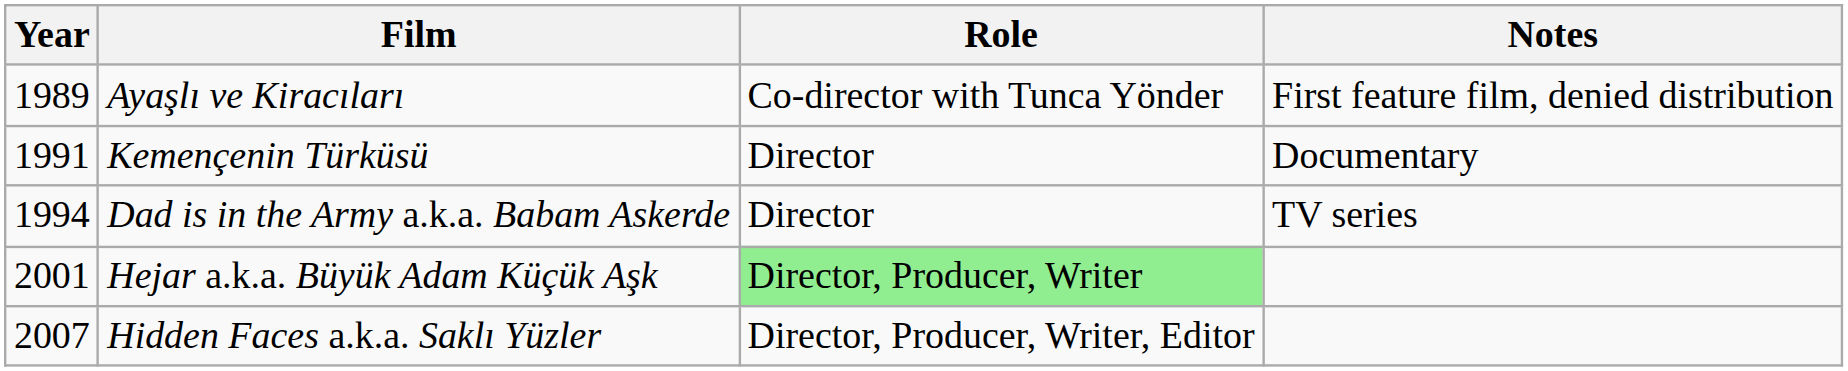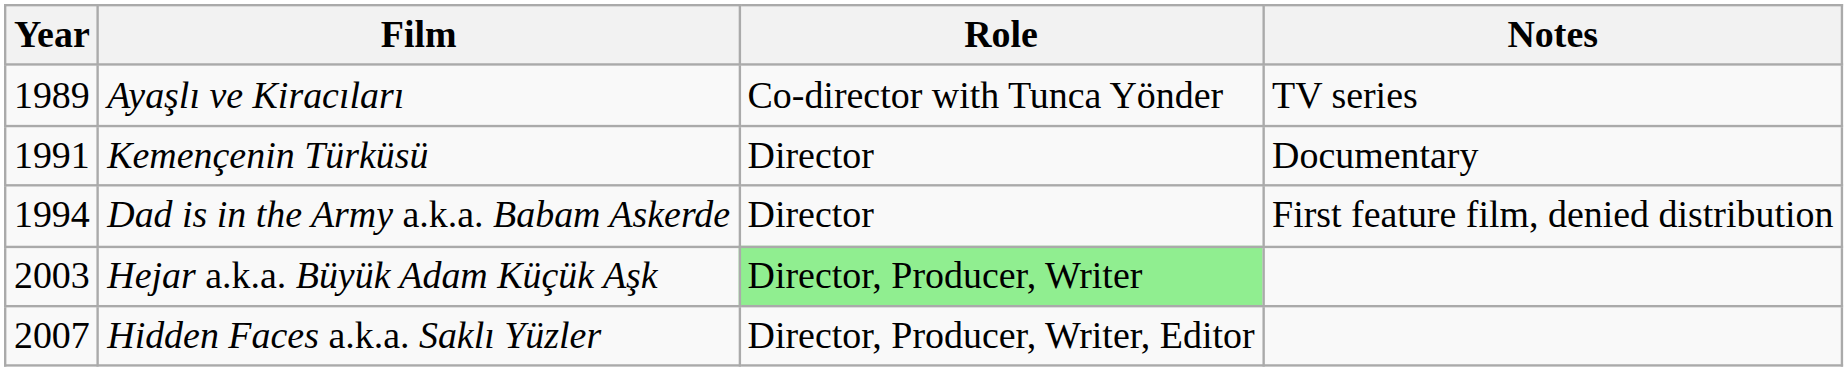(1553, 94) First feature film, denied distribution -> (1345, 94) TV series
(1345, 214) TV series -> (1553, 214) First feature film, denied distribution
(52, 275) 2001 -> (52, 275) 2003
